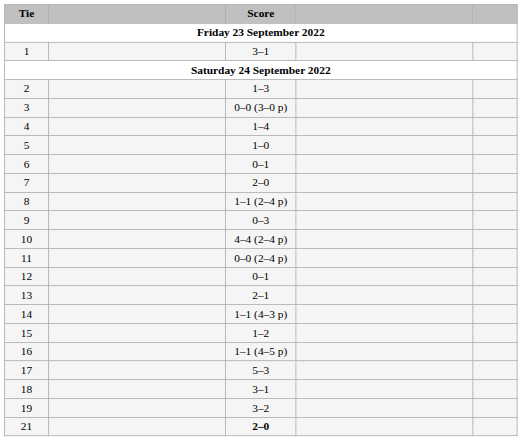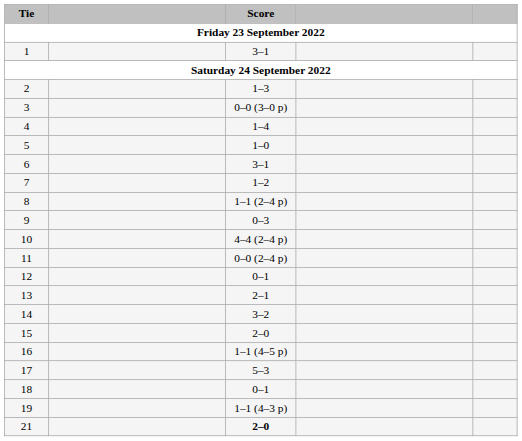(261, 164) 0–1 -> (261, 164) 3–1
(261, 183) 2–0 -> (261, 183) 1–2
(261, 314) 1–1 (4–3 p) -> (261, 314) 3–2
(261, 333) 1–2 -> (261, 333) 2–0
(261, 389) 3–1 -> (261, 389) 0–1
(261, 408) 3–2 -> (261, 408) 1–1 (4–3 p)
